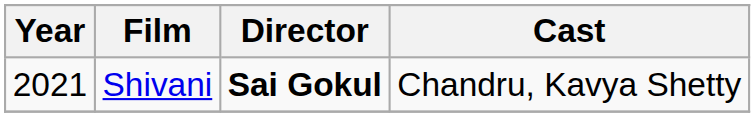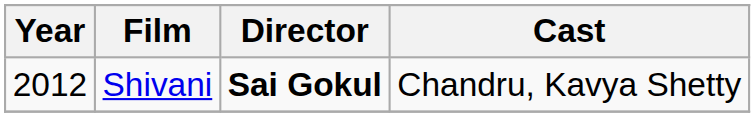(50, 84) 2021 -> (50, 84) 2012
